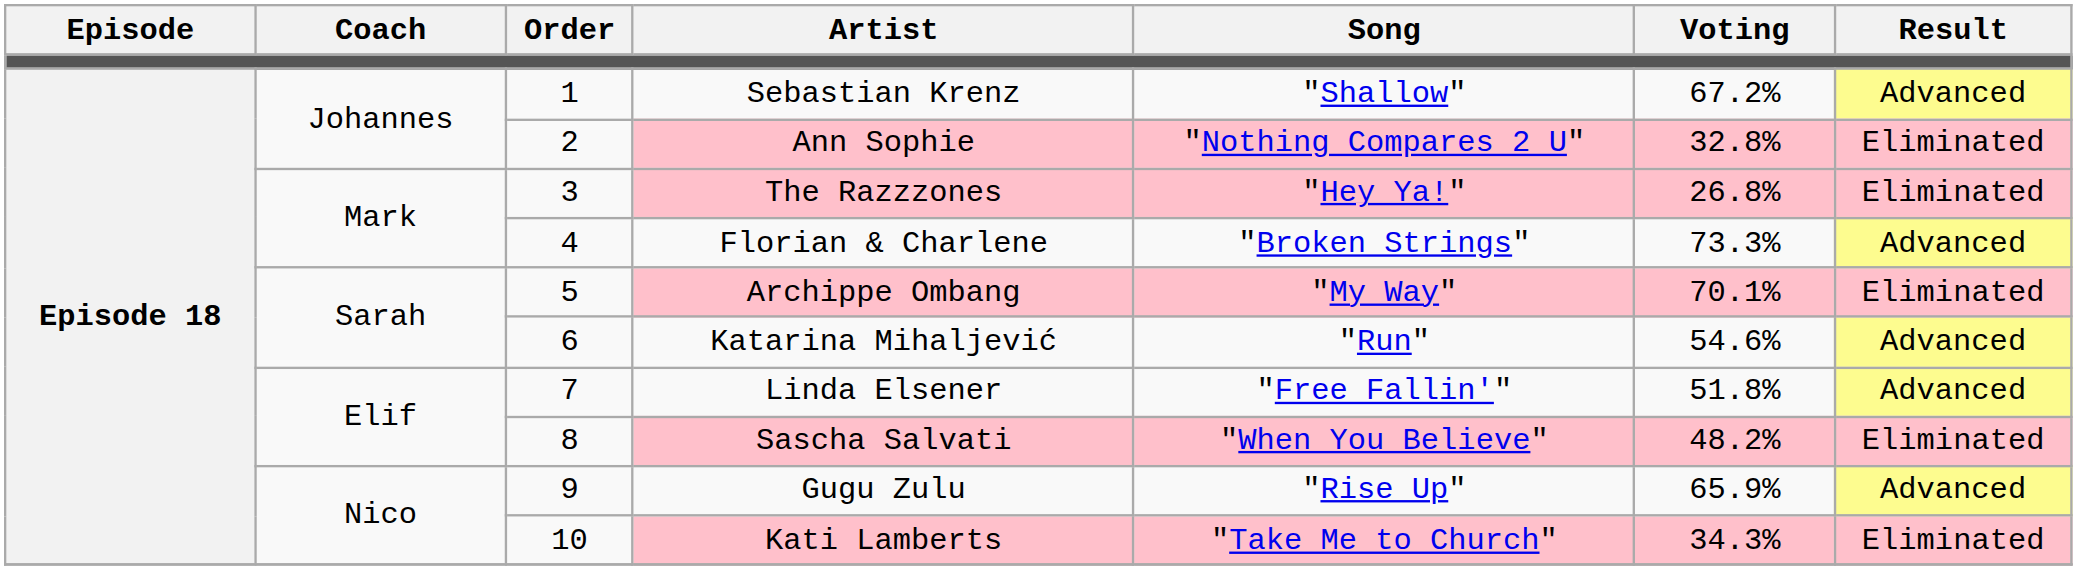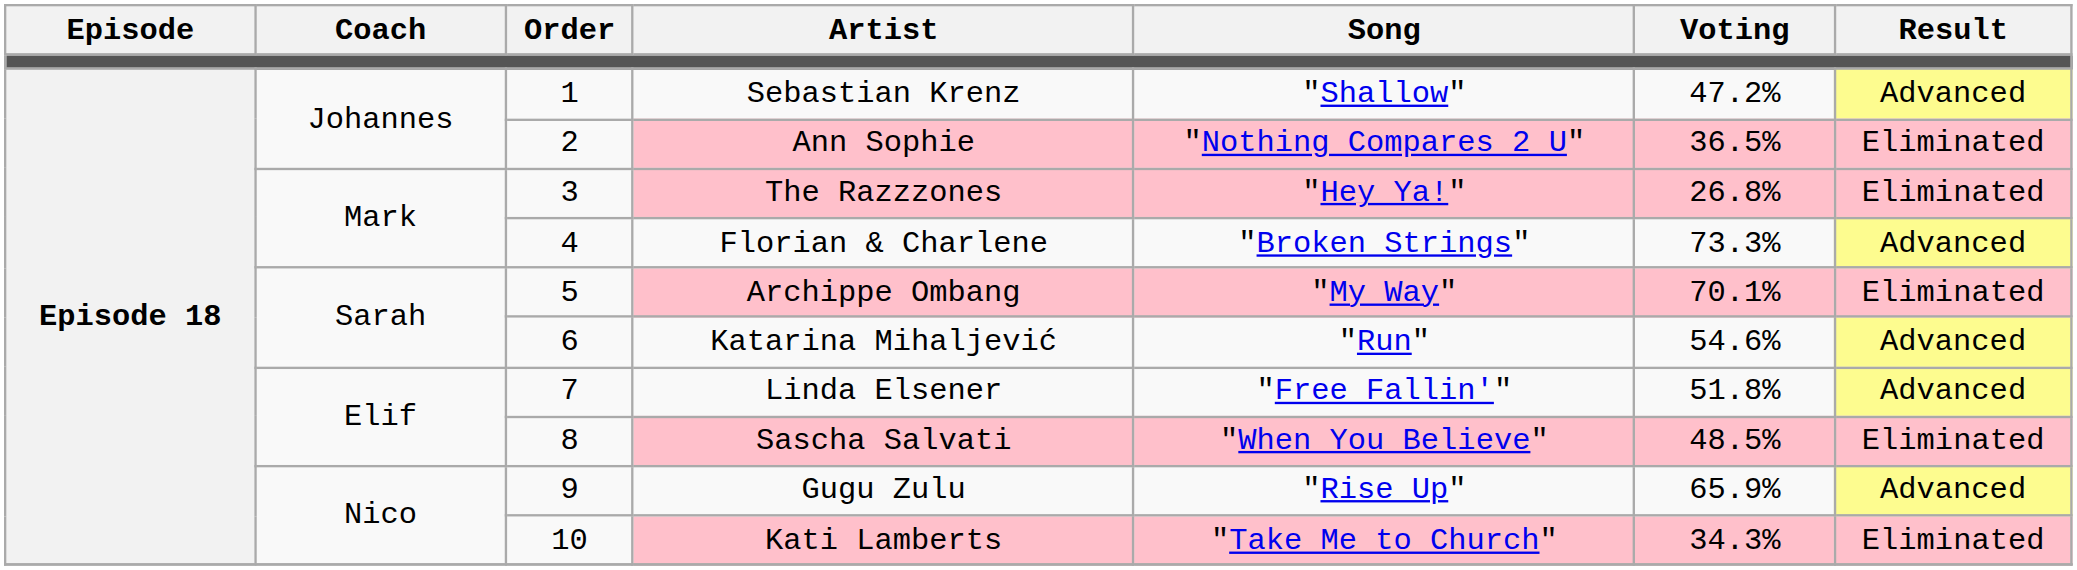(1735, 94) 67.2% -> (1735, 94) 47.2%
(1735, 144) 32.8% -> (1735, 144) 36.5%
(1735, 441) 48.2% -> (1735, 441) 48.5%
